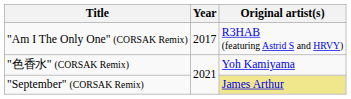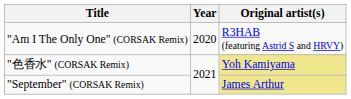(205, 38) 2017 -> (205, 38) 2020
(258, 65) no background -> (258, 65) khaki background
